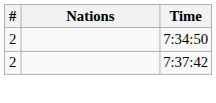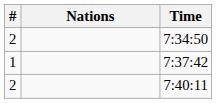(13, 62) 2 -> (13, 62) 1
+ row: (186, 86)
